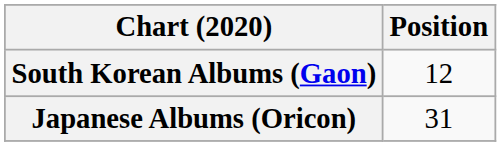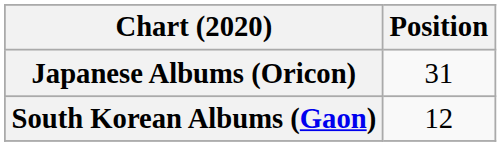rows swapped: (194, 118) <-> (194, 72)
